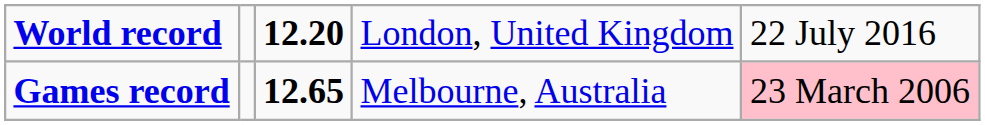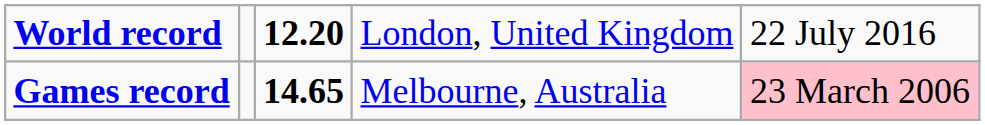(303, 90) 12.65 -> (303, 90) 14.65
